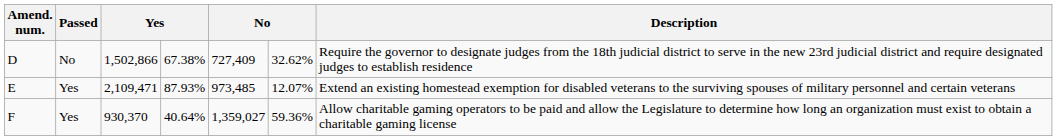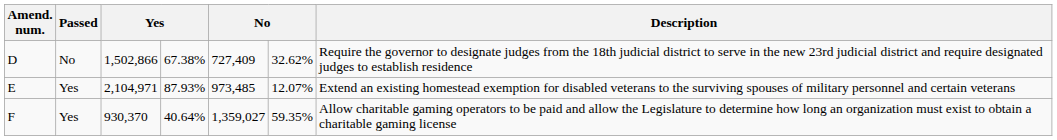(131, 88) 2,109,471 -> (131, 88) 2,104,971
(292, 116) 59.36% -> (292, 116) 59.35%
